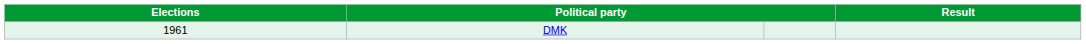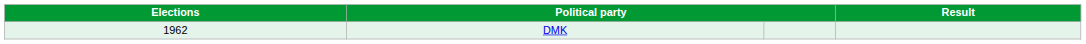(175, 30) 1961 -> (175, 30) 1962
